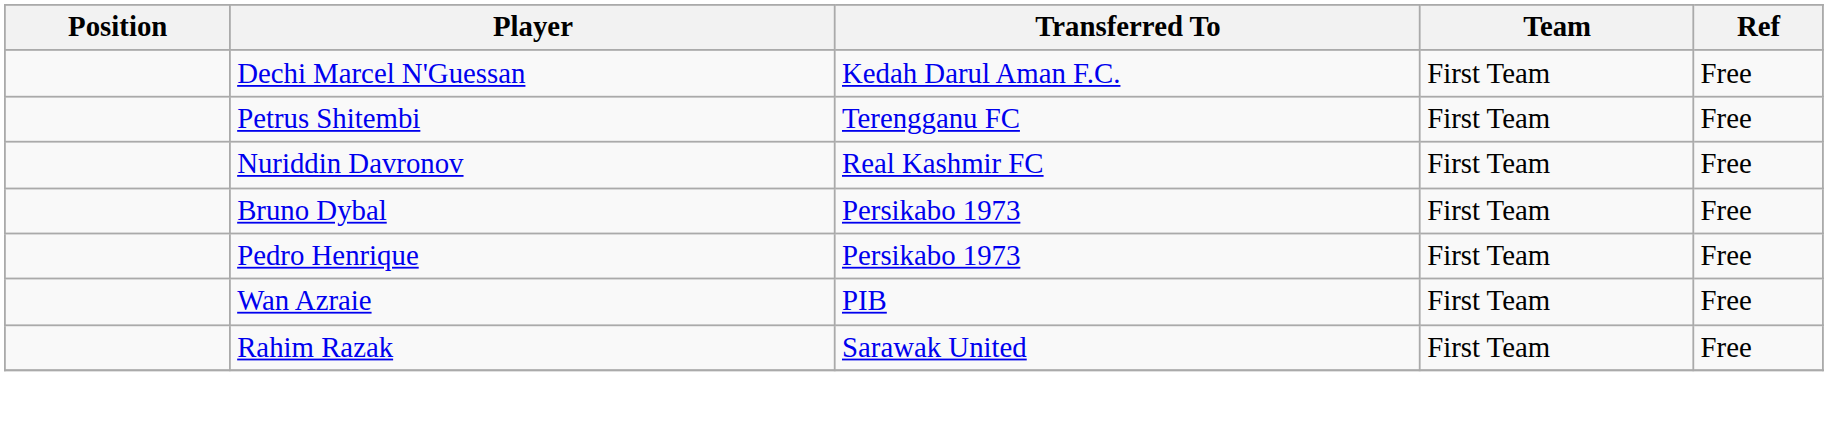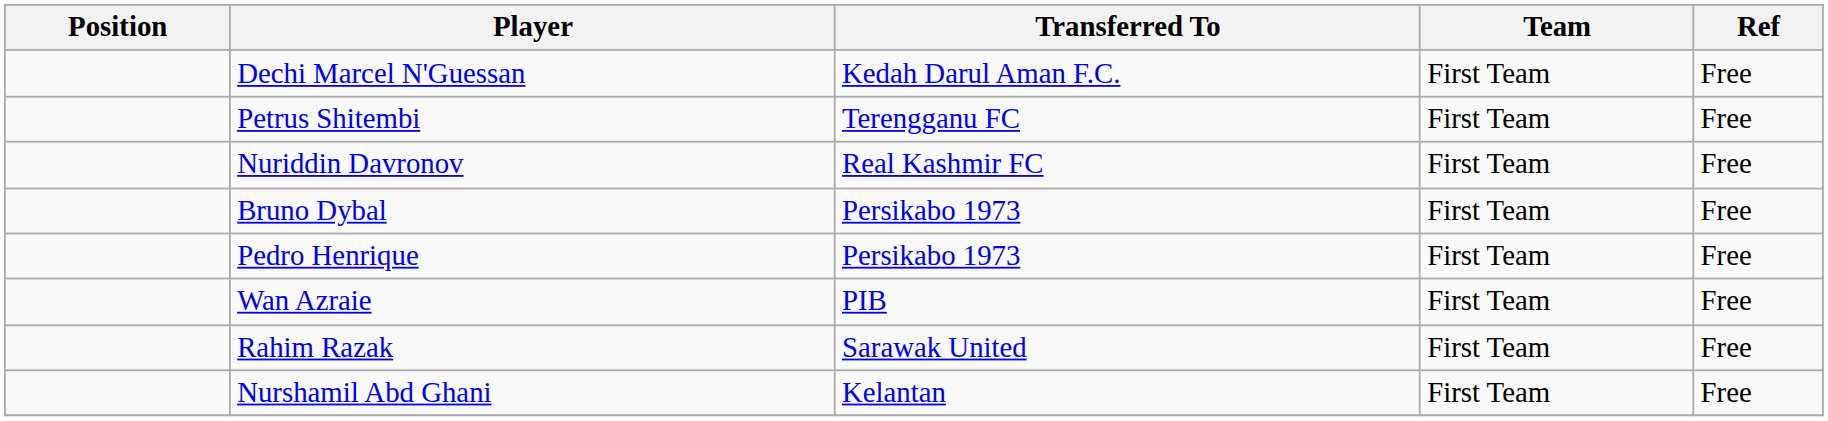+ row: (364, 392)
